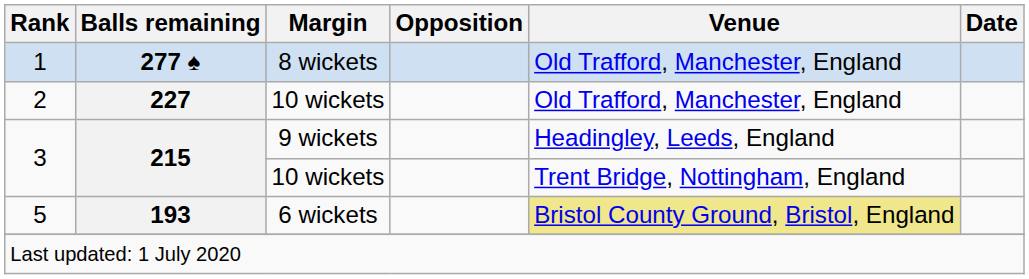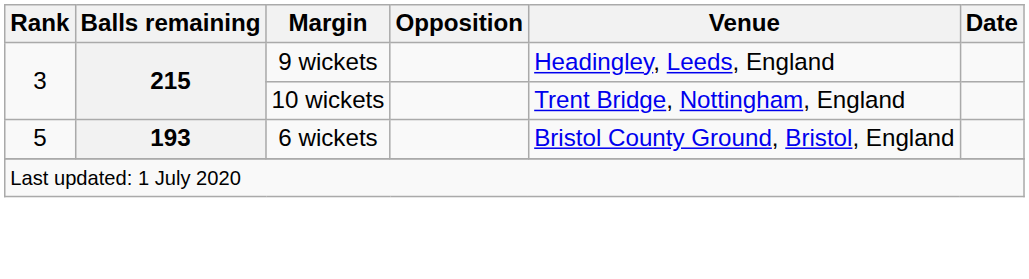- row: (40, 61)
- row: (40, 100)
(744, 215) khaki background -> (744, 138) no background
